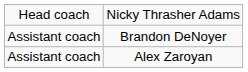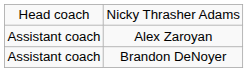rows swapped: (173, 36) <-> (173, 57)
